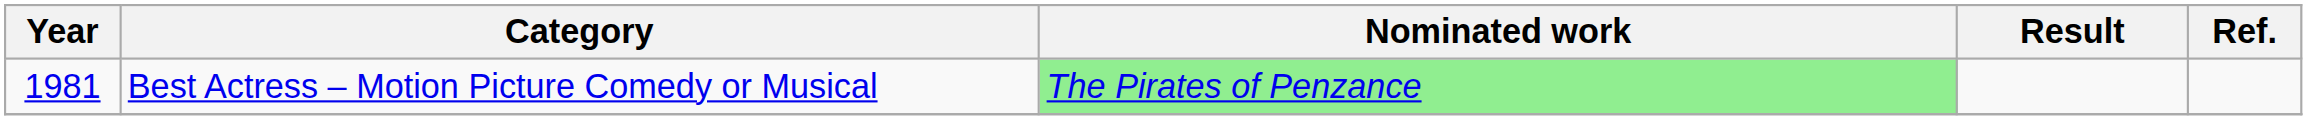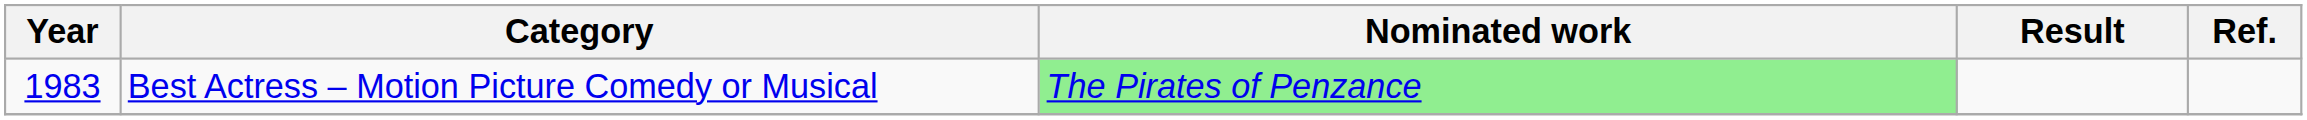(62, 85) 1981 -> (62, 85) 1983
